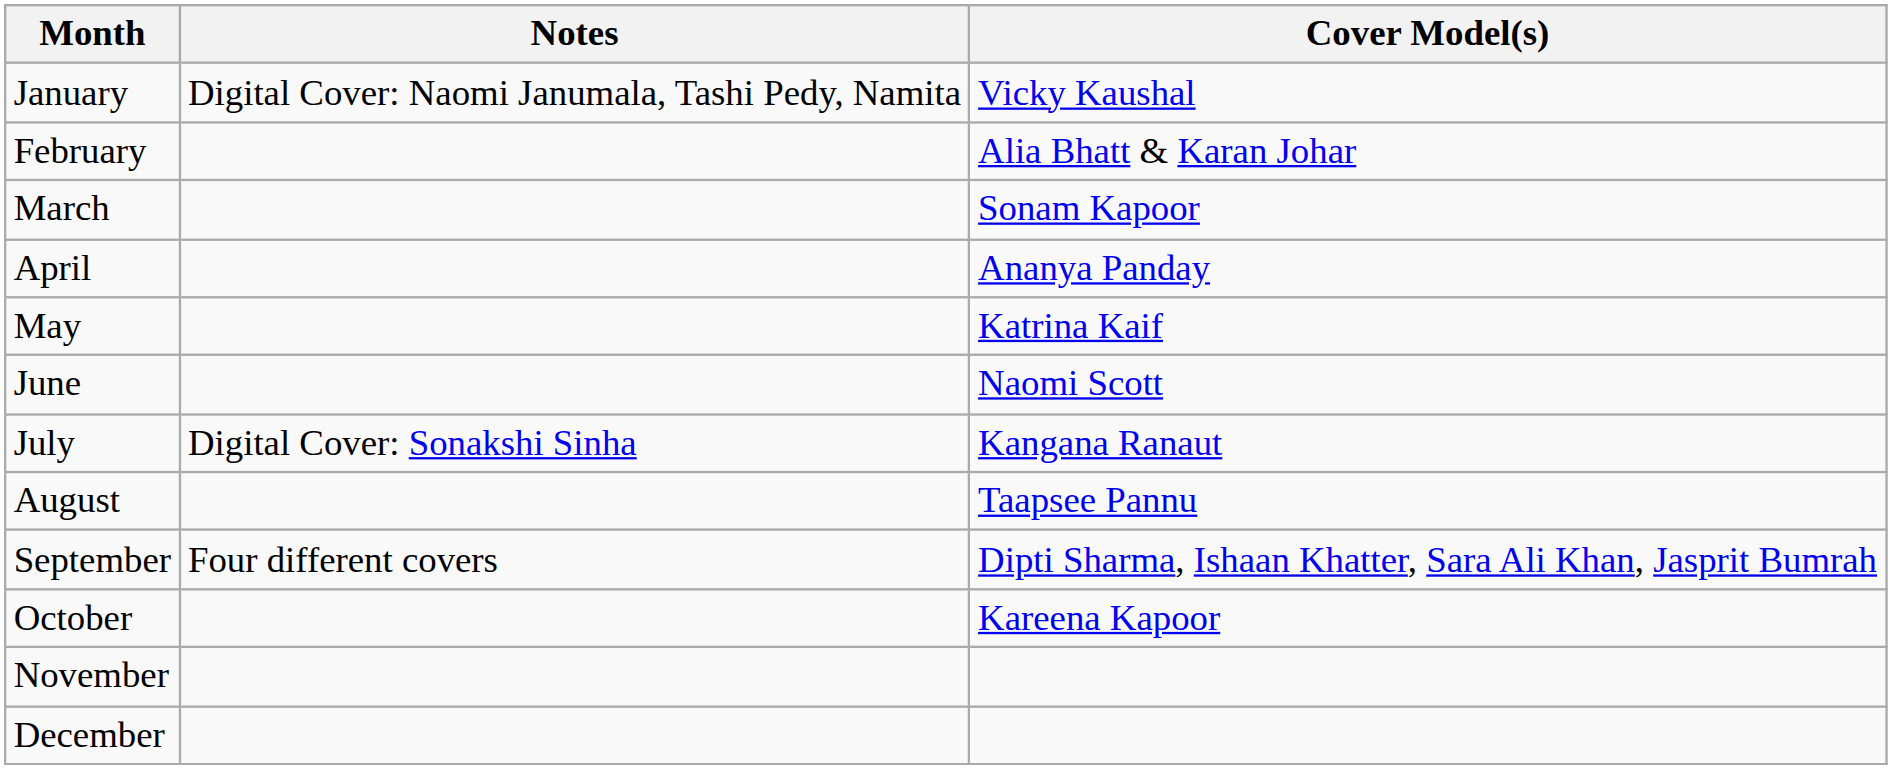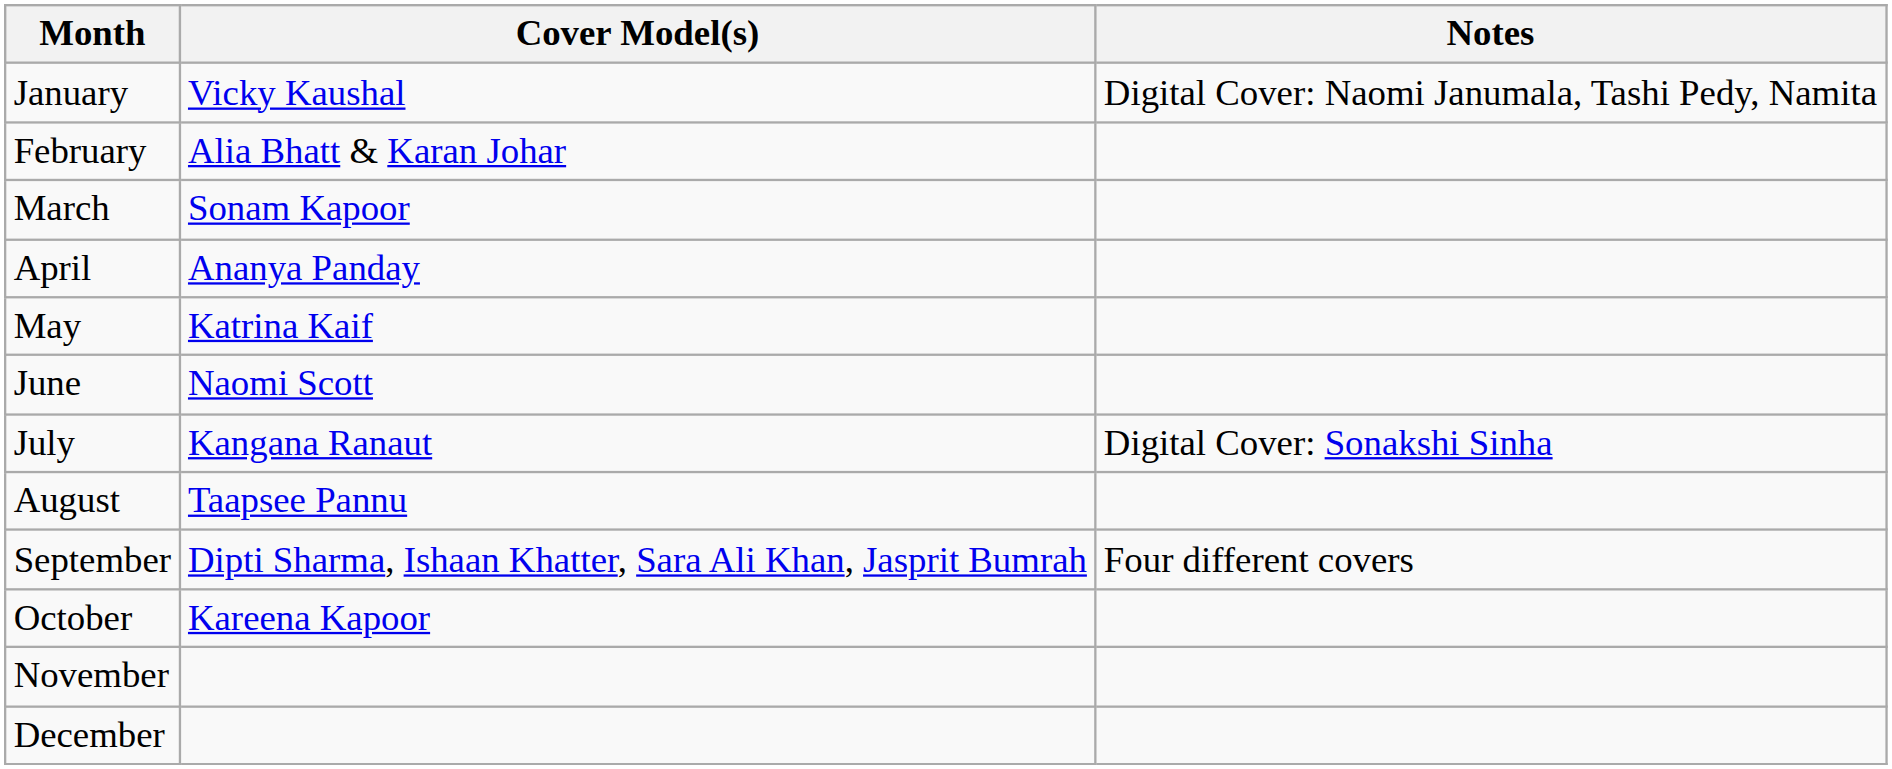columns swapped: (1428, 33) <-> (575, 33)
